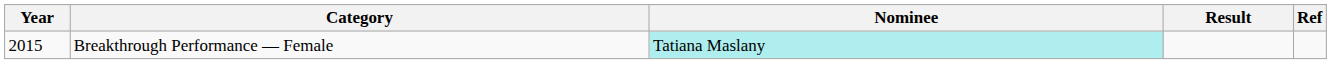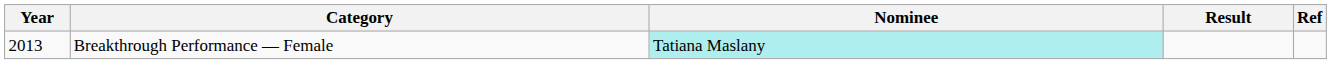(25, 44) 2015 -> (25, 44) 2013
